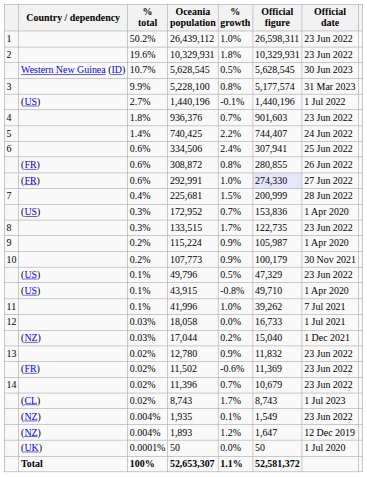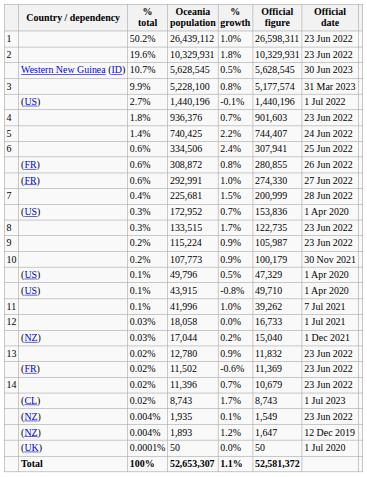(271, 180) lavender background -> (271, 180) no background
(326, 243) 1 Apr 2020 -> (328, 243) 23 Jun 2022
(328, 275) 23 Jun 2022 -> (326, 275) 1 Apr 2020
